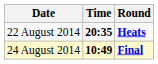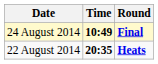rows swapped: (43, 31) <-> (43, 50)
